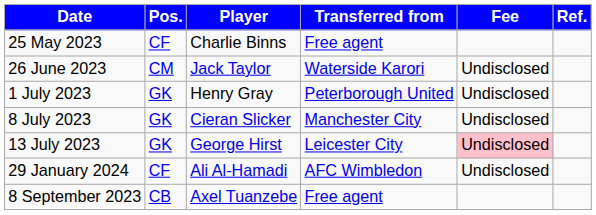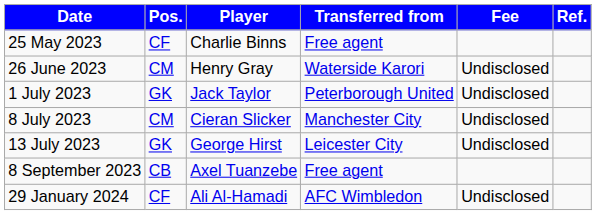(231, 68) Jack Taylor -> (232, 68) Henry Gray
(232, 94) Henry Gray -> (231, 94) Jack Taylor
(160, 119) GK -> (161, 119) CM
(505, 145) pink background -> (505, 145) no background
rows swapped: (75, 196) <-> (68, 171)
